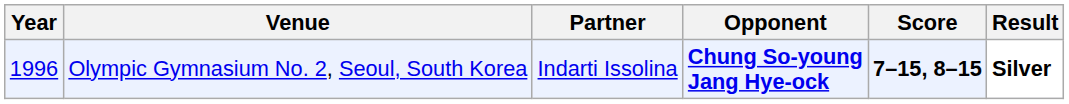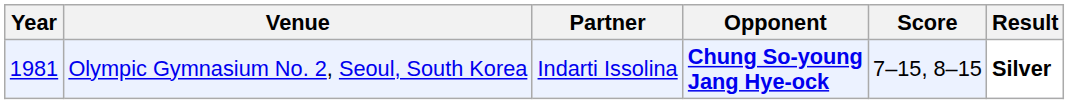(34, 69) 1996 -> (34, 69) 1981
(927, 69) bold -> (927, 69) normal
